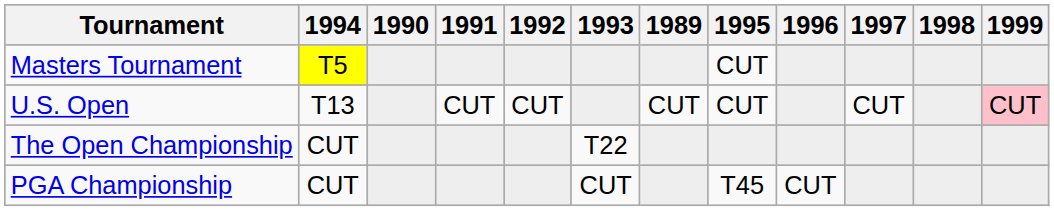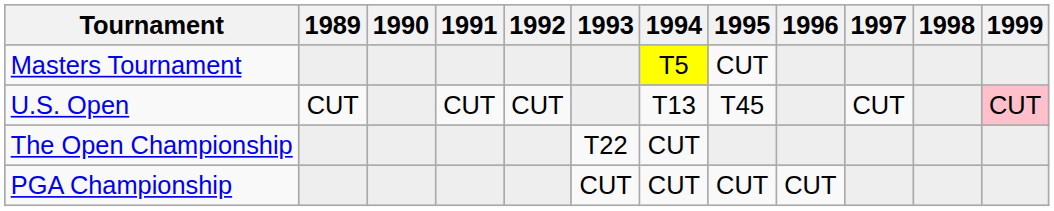columns swapped: (674, 25) <-> (333, 25)
(742, 105) CUT -> (742, 105) T45
(742, 186) T45 -> (742, 186) CUT
